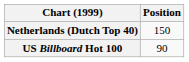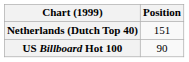(162, 30) 150 -> (162, 30) 151
